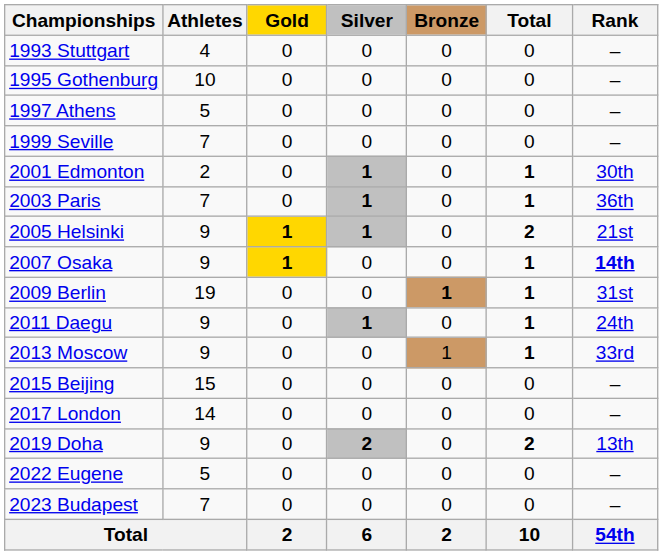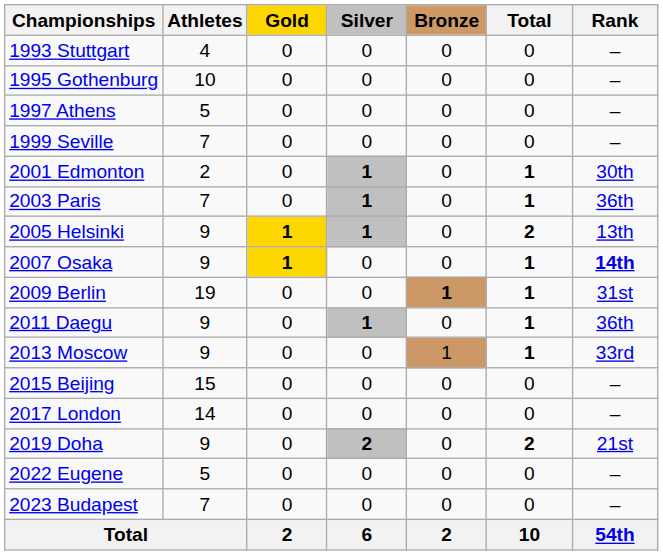(615, 232) 21st -> (615, 232) 13th
(615, 323) 24th -> (615, 323) 36th
(615, 444) 13th -> (615, 444) 21st
